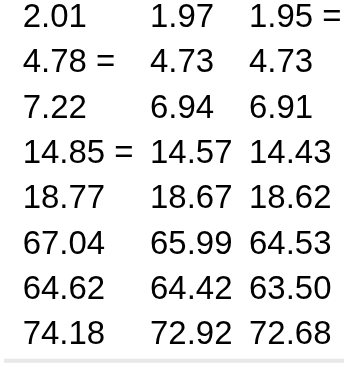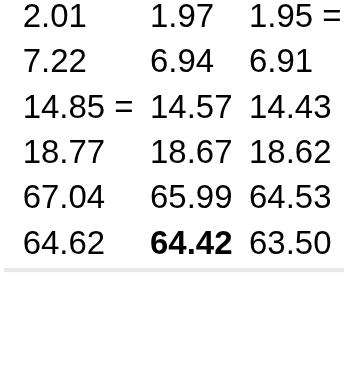- row: (69, 61)
(191, 288) normal -> (191, 242) bold
- row: (64, 333)
